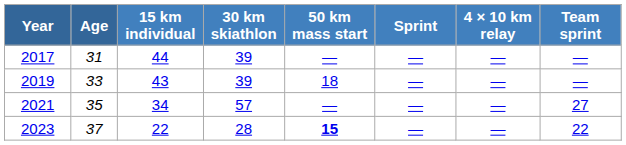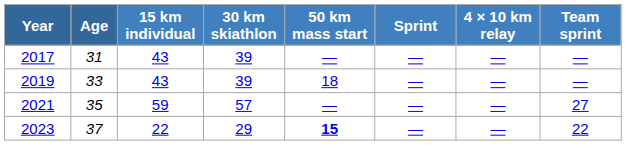(160, 57) 44 -> (160, 57) 43
(160, 105) 34 -> (160, 105) 59
(244, 129) 28 -> (244, 129) 29
